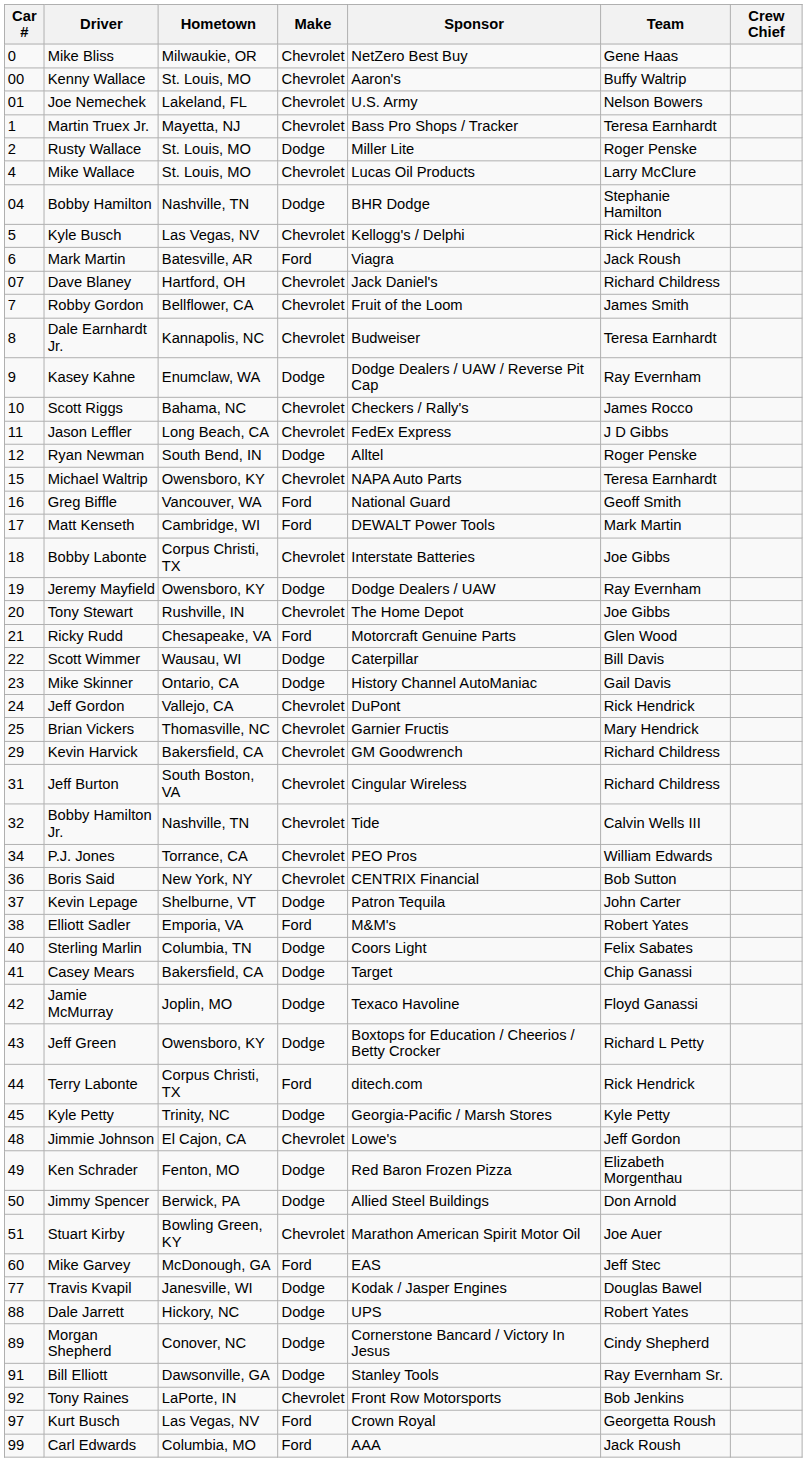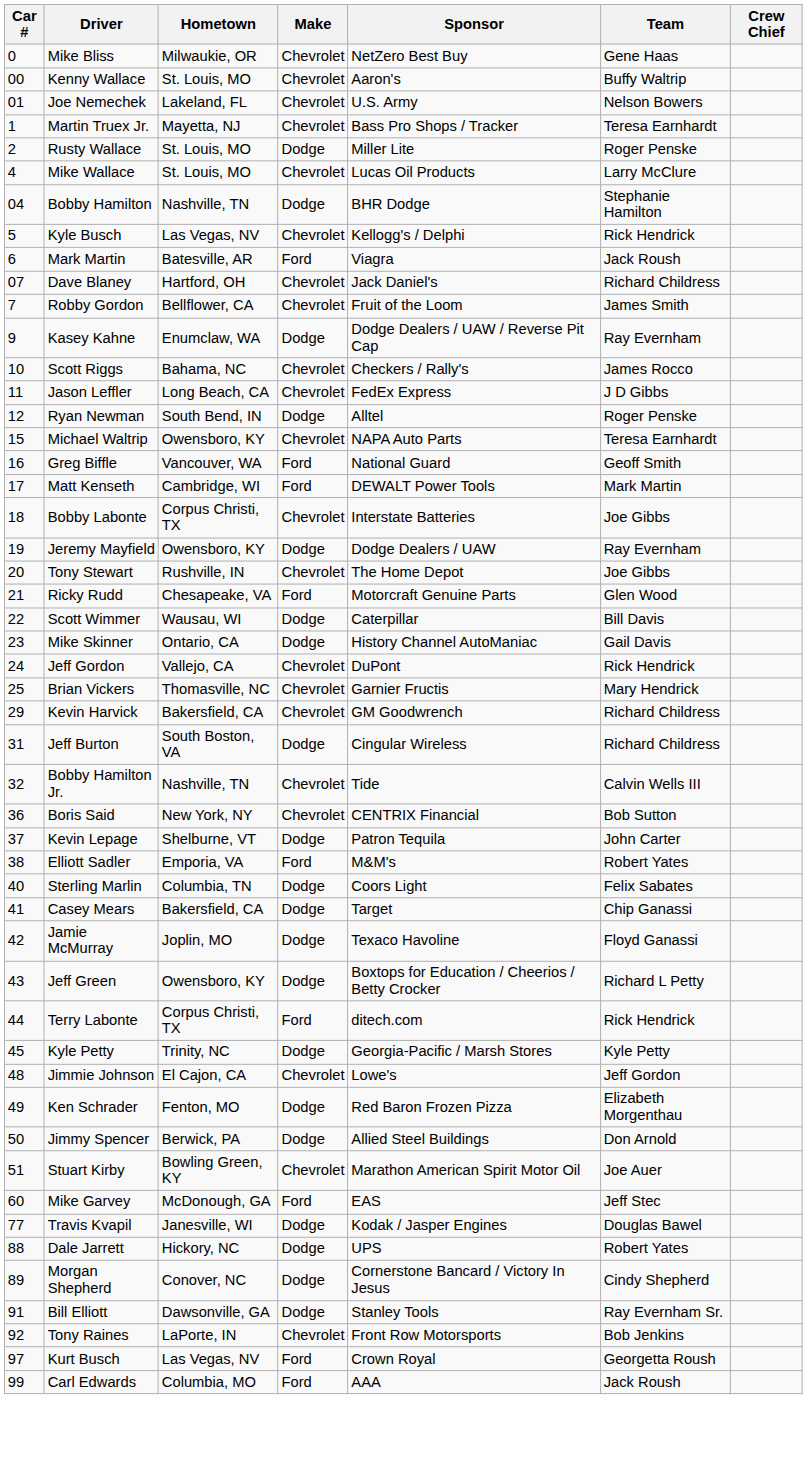- row: (97, 337)
(313, 784) Chevrolet -> (303, 744) Dodge
- row: (81, 855)
